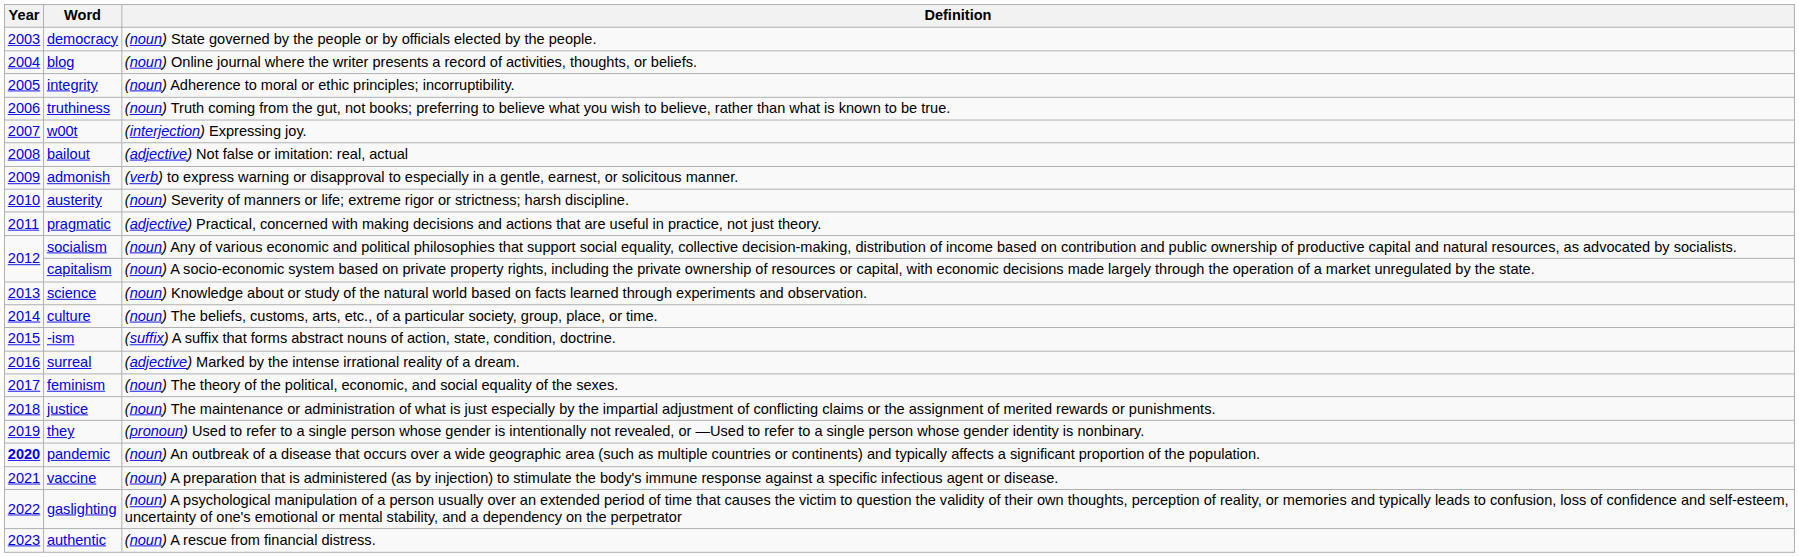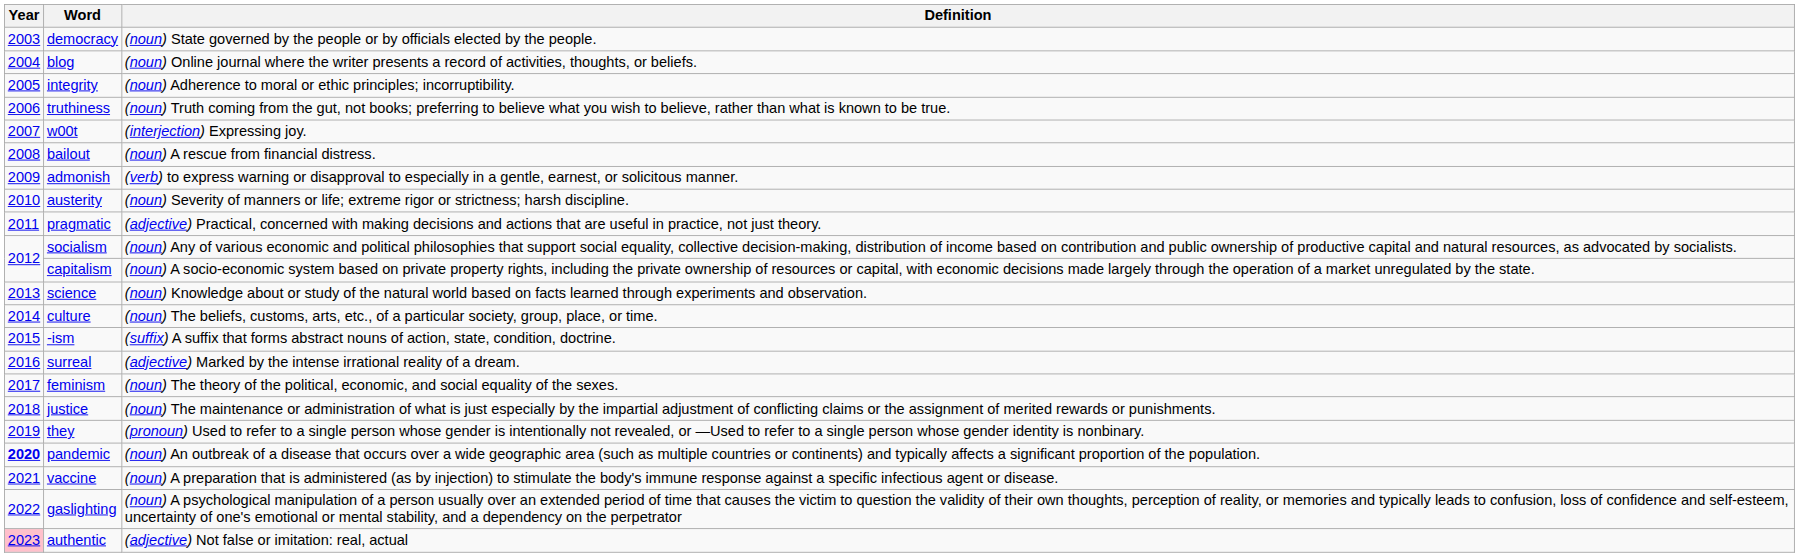(266, 154) (adjective) Not false or imitation: real, actual -> (250, 154) (noun) A rescue from financial distress.
(24, 540) no background -> (24, 540) pink background
(250, 540) (noun) A rescue from financial distress. -> (266, 540) (adjective) Not false or imitation: real, actual
